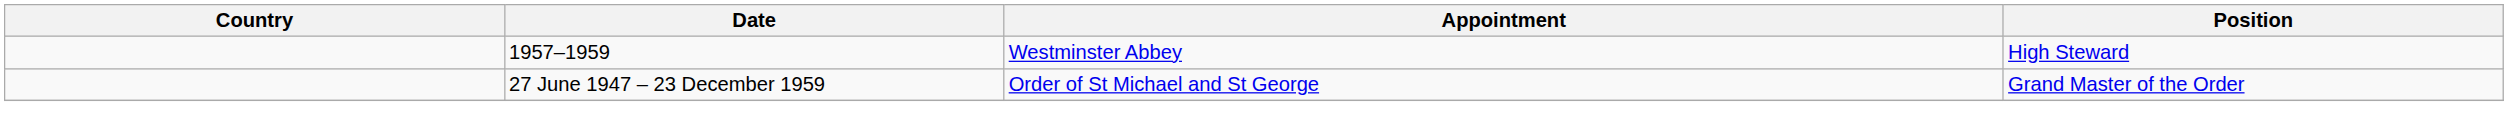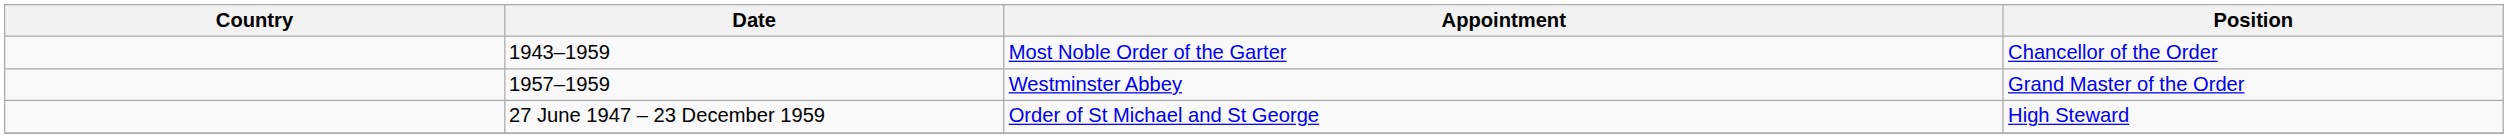+ row: (1148, 52)
(2069, 52) High Steward -> (2126, 84) Grand Master of the Order
(2126, 84) Grand Master of the Order -> (2069, 116) High Steward
